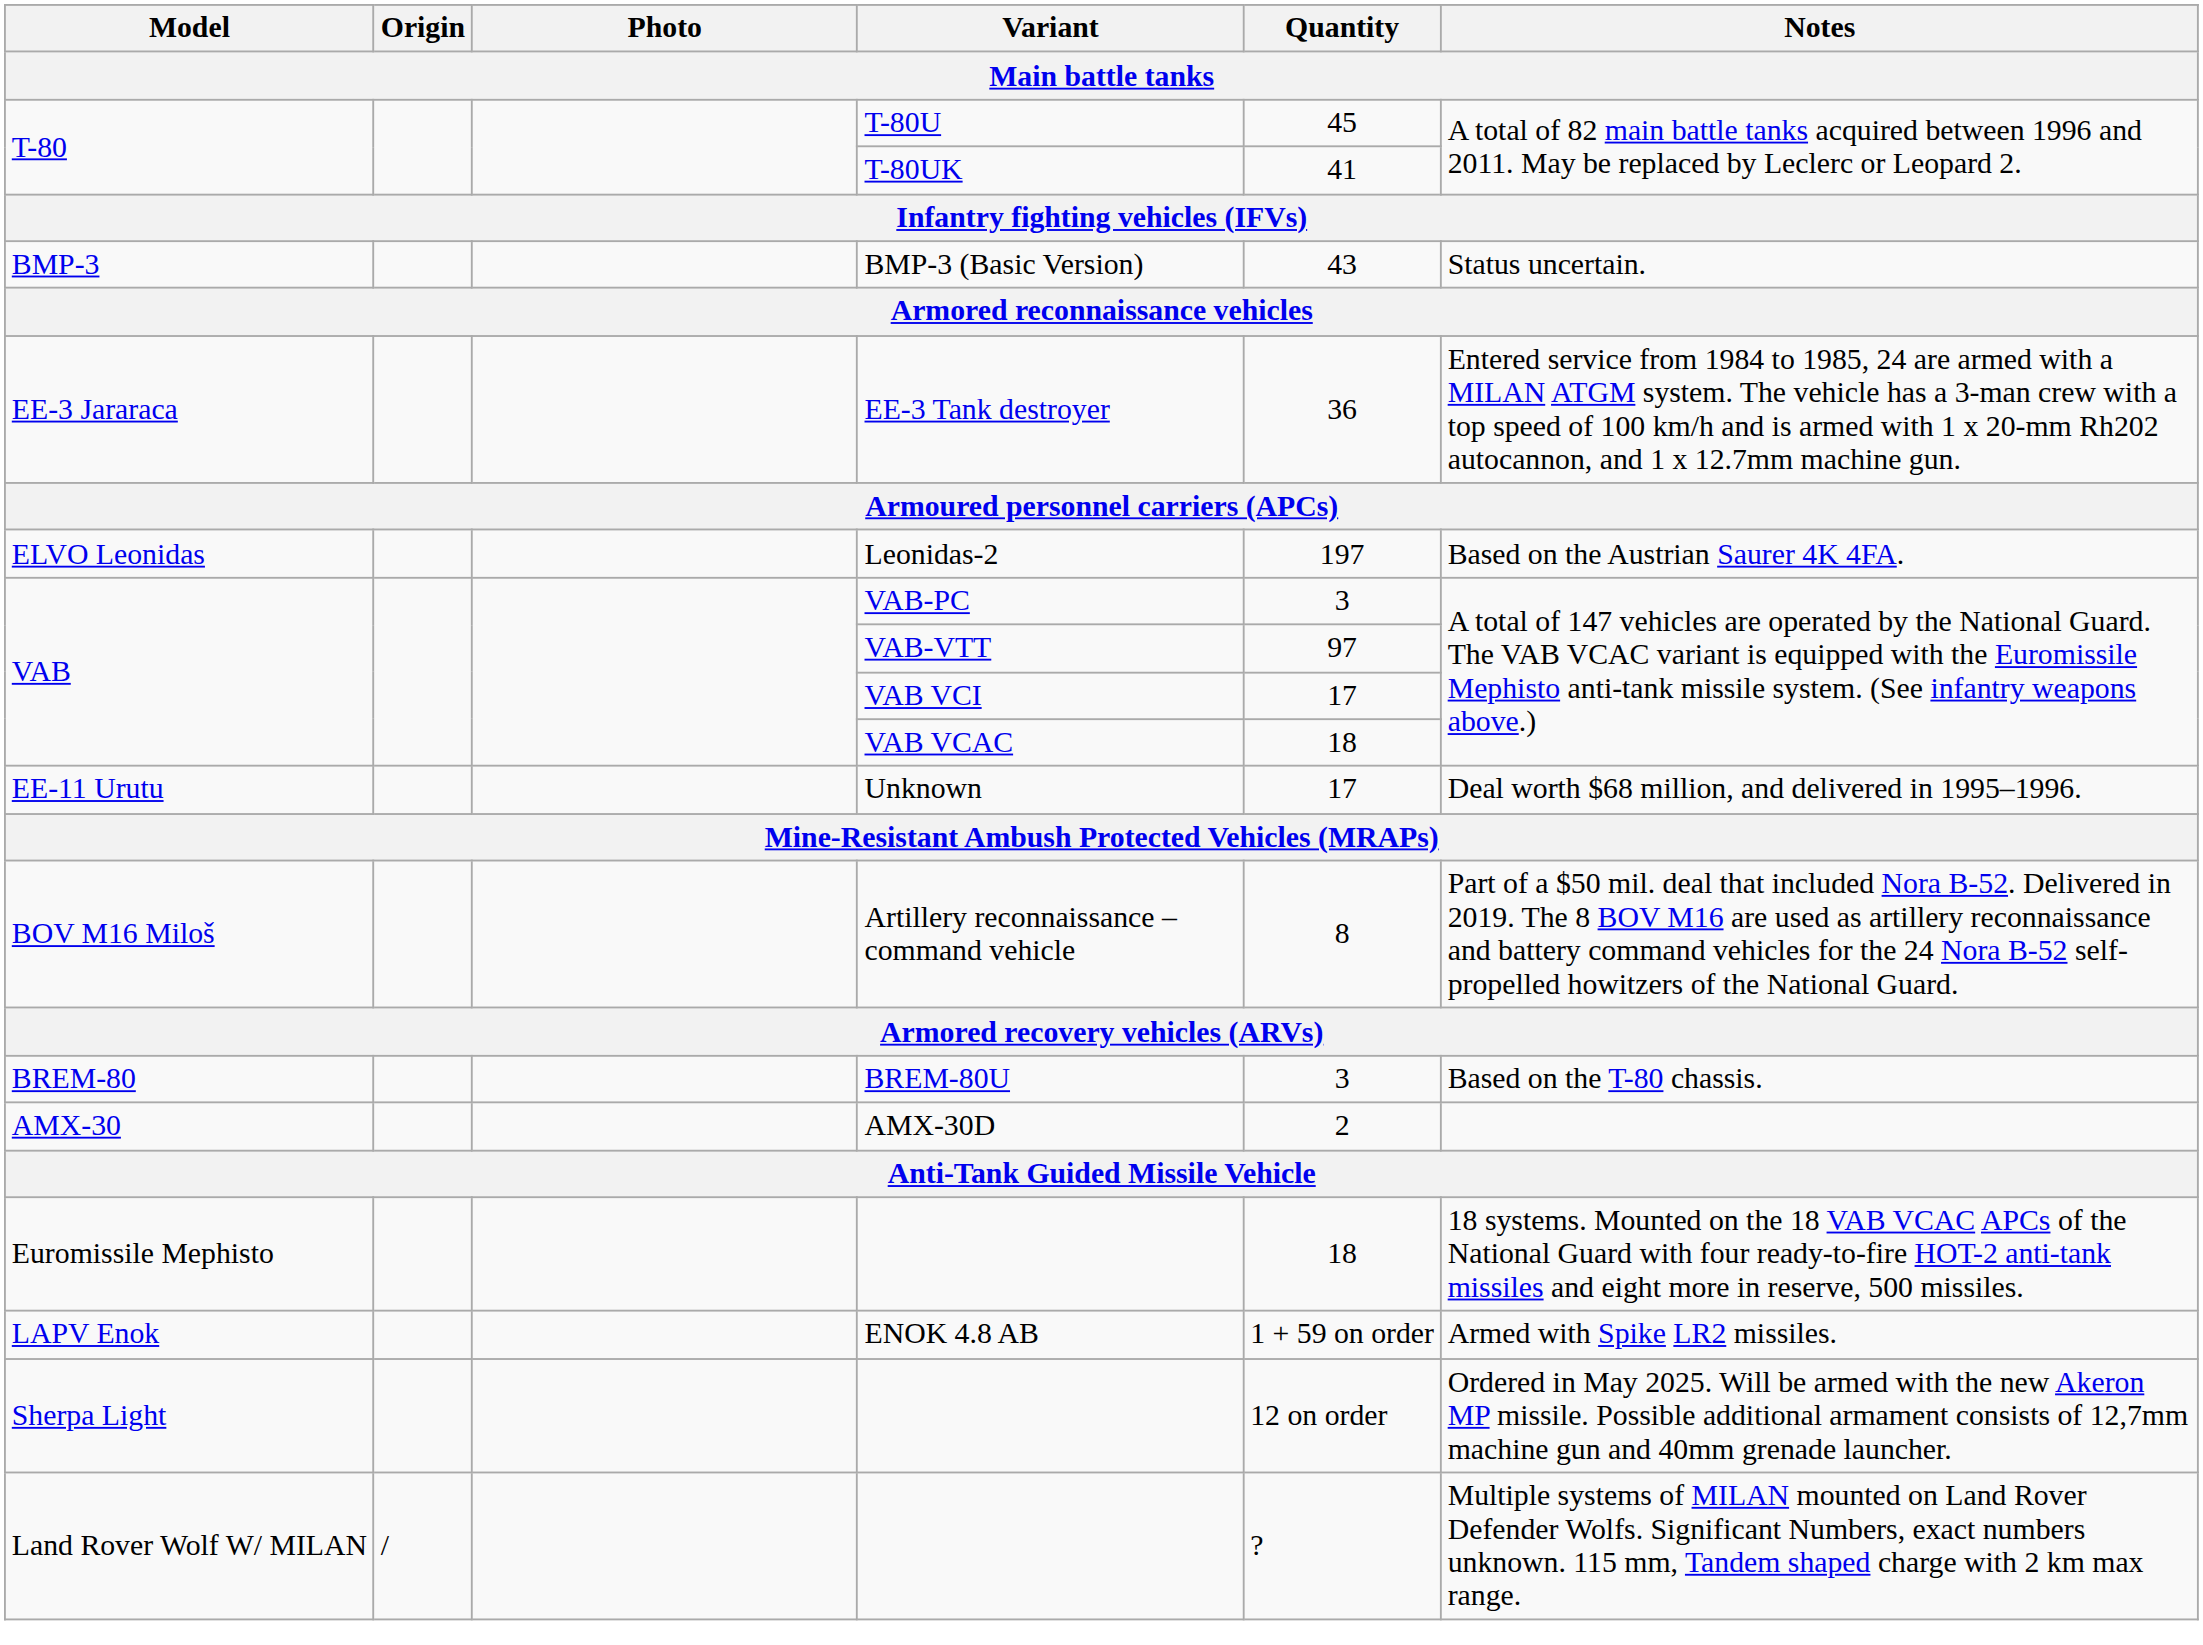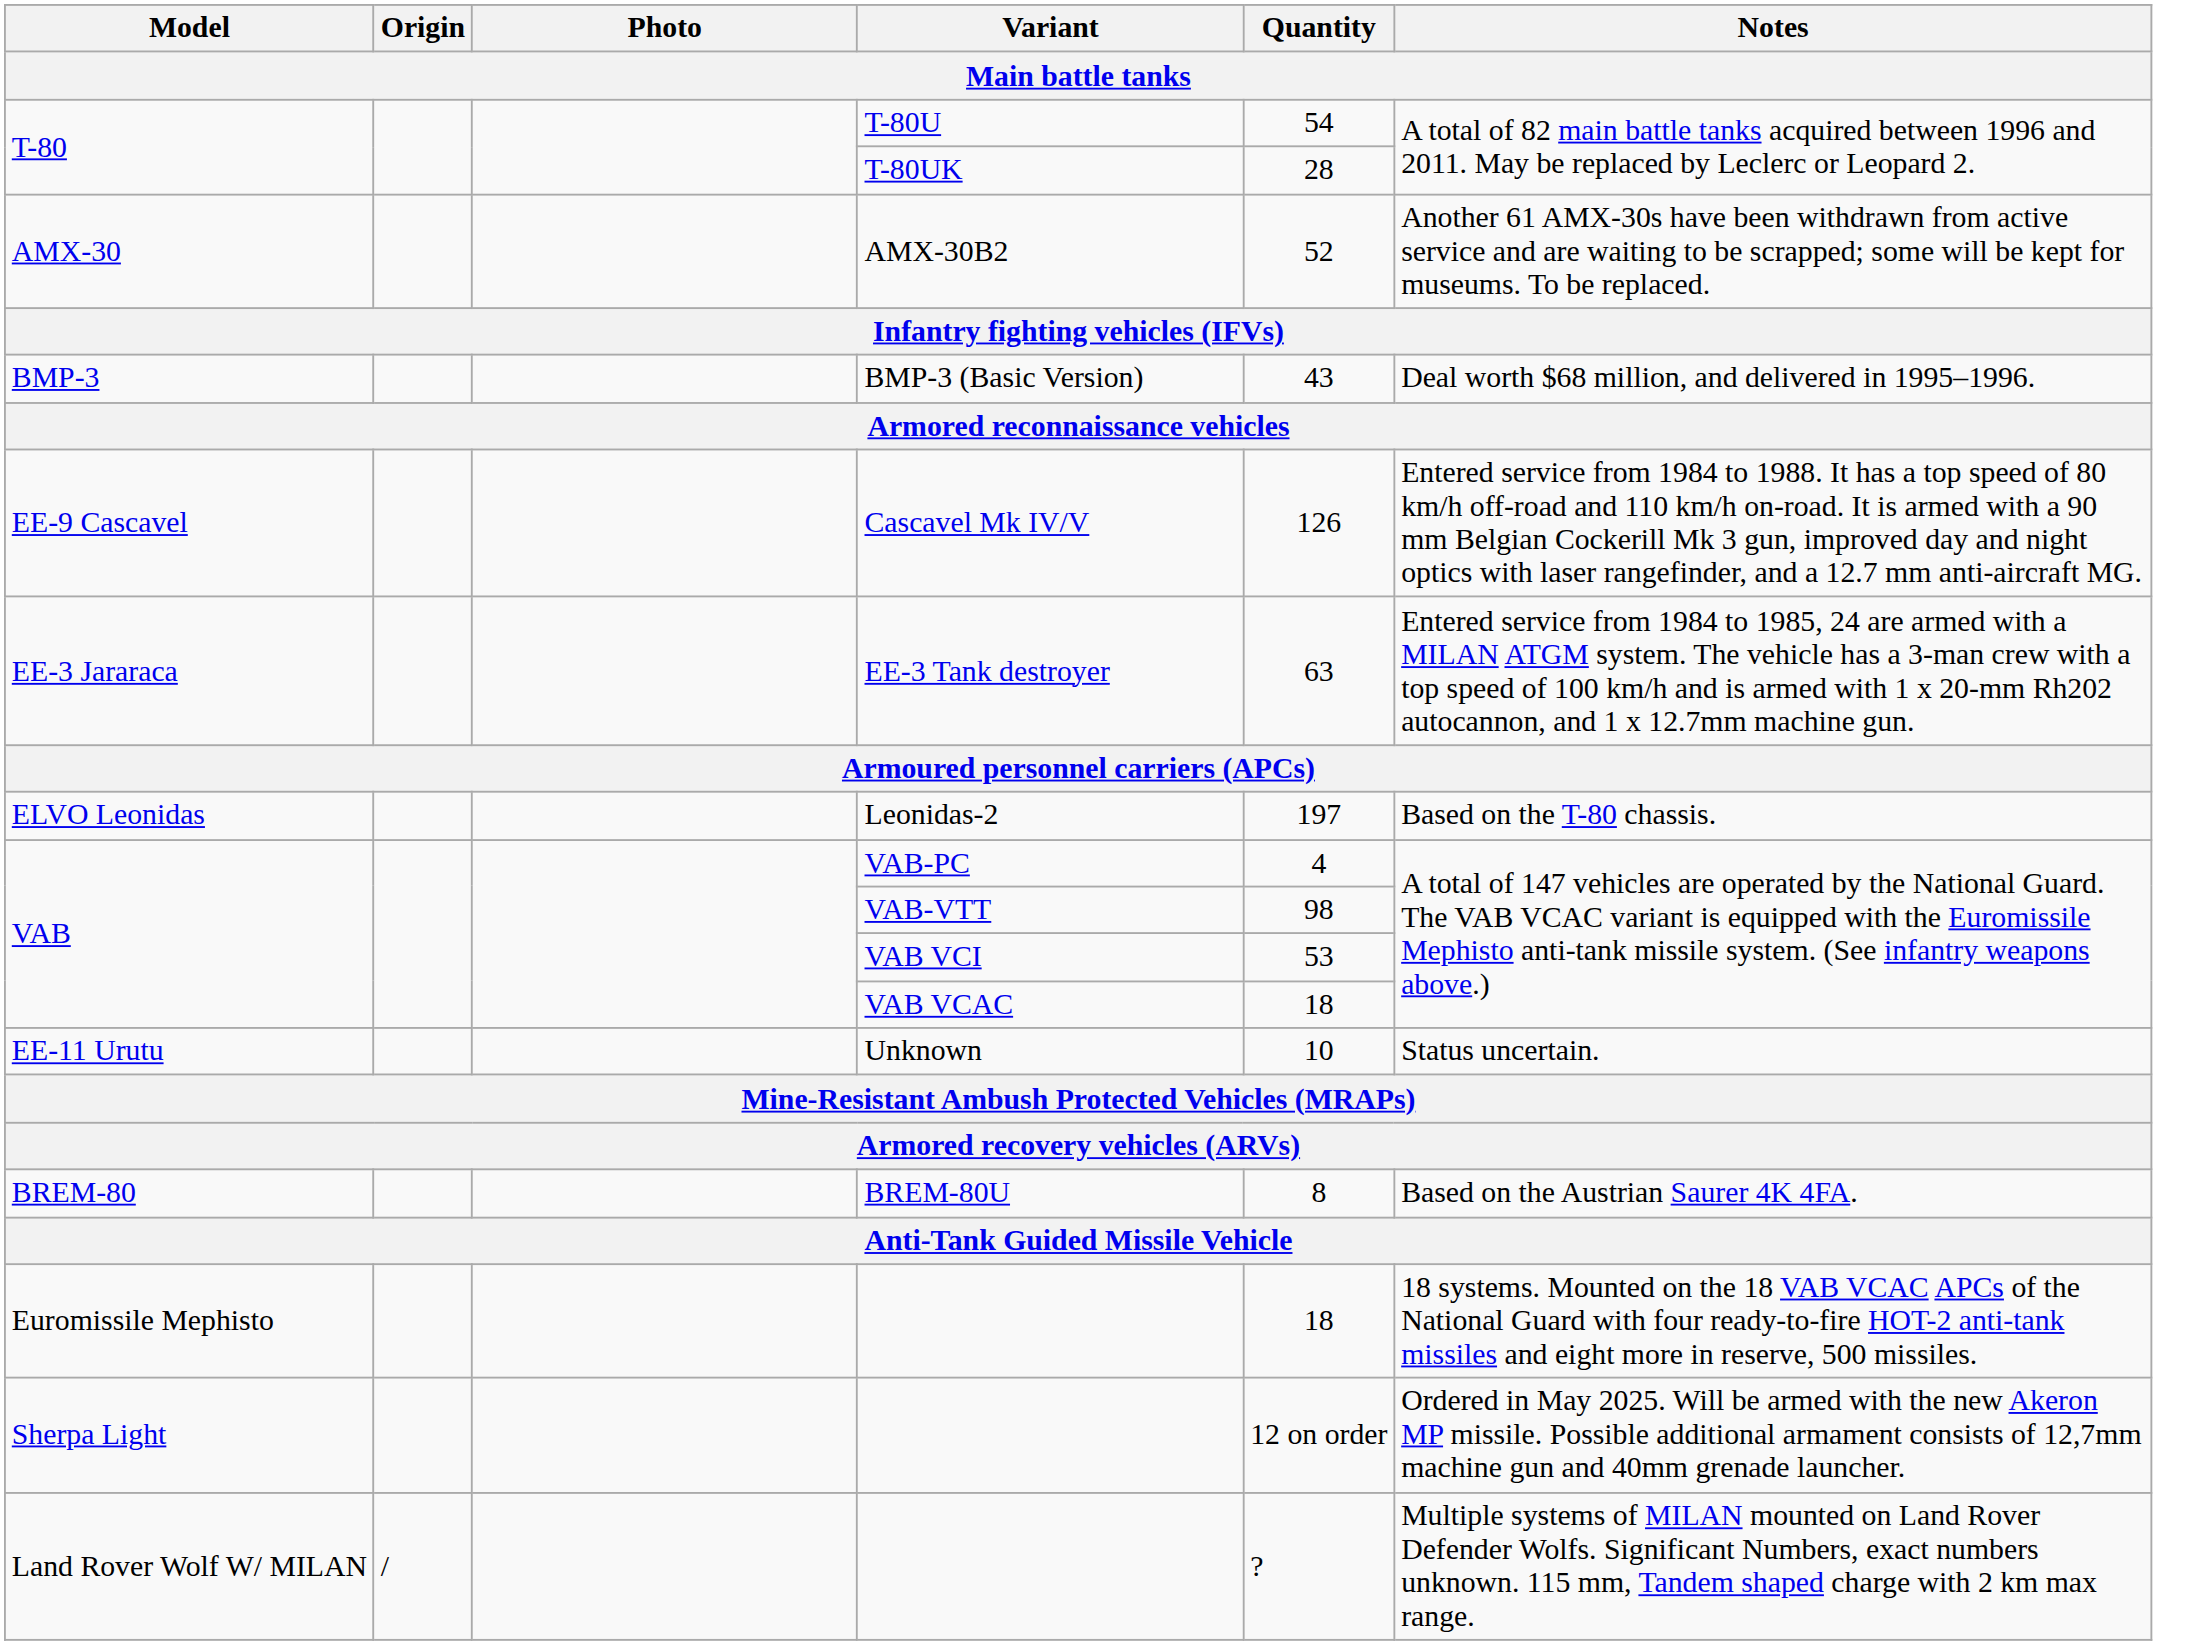(1342, 122) 45 -> (1319, 122) 54
(1342, 169) 41 -> (1319, 169) 28
+ row: (66, 250)
(1547, 264) Status uncertain. -> (1718, 378) Deal worth $68 million, and delivered in 1995–1996.
+ row: (100, 522)
(1342, 408) 36 -> (1319, 670) 63
(1676, 553) Based on the Austrian Saurer 4K 4FA. -> (1559, 815) Based on the T-80 chassis.
(1342, 600) 3 -> (1319, 862) 4
(1342, 647) 97 -> (1319, 909) 98
(1342, 694) 17 -> (1319, 956) 53
(1342, 789) 17 -> (1319, 1051) 10
(1765, 789) Deal worth $68 million, and delivered in 1995–1996. -> (1500, 1051) Status uncertain.
- row: (113, 933)
(1342, 1078) 3 -> (1319, 1192) 8
(1605, 1078) Based on the T-80 chassis. -> (1629, 1192) Based on the Austrian Saurer 4K 4FA.
- row: (66, 1125)
- row: (86, 1334)
